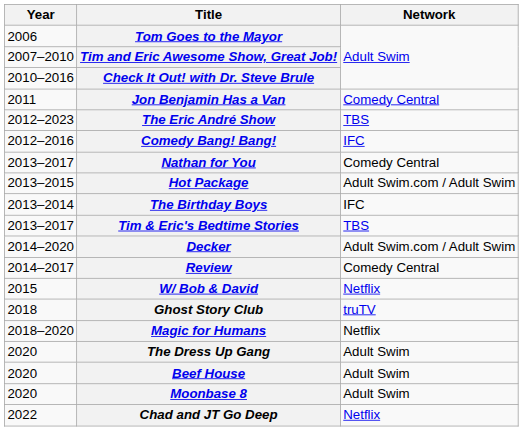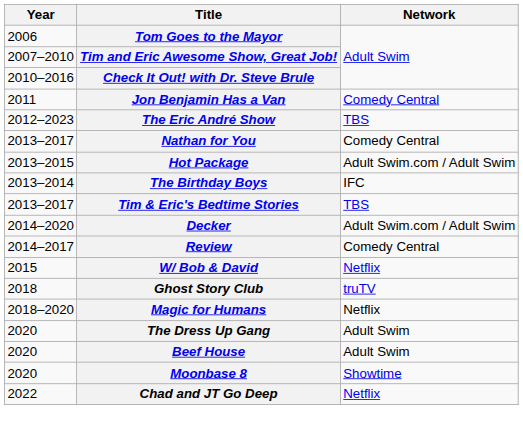- row: (209, 141)
(376, 394) Adult Swim -> (372, 373) Showtime
